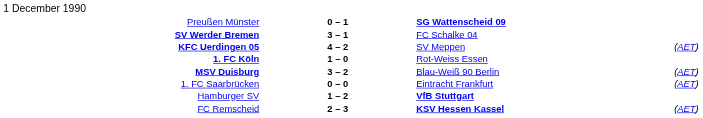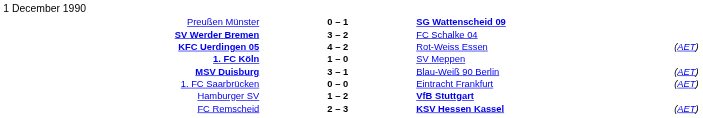(338, 34) 3 – 1 -> (338, 34) 3 – 2
(441, 47) SV Meppen -> (452, 47) Rot-Weiss Essen
(452, 59) Rot-Weiss Essen -> (441, 59) SV Meppen
(338, 71) 3 – 2 -> (338, 71) 3 – 1
